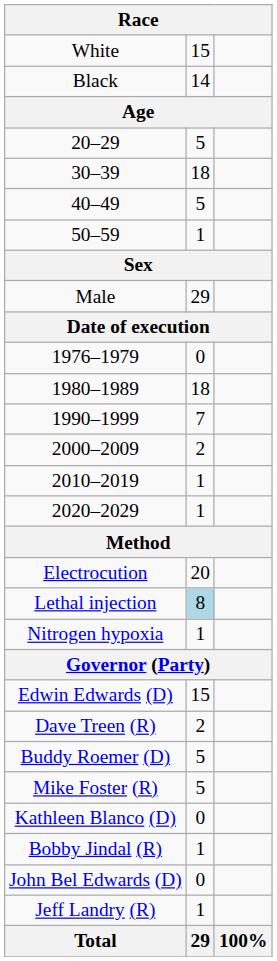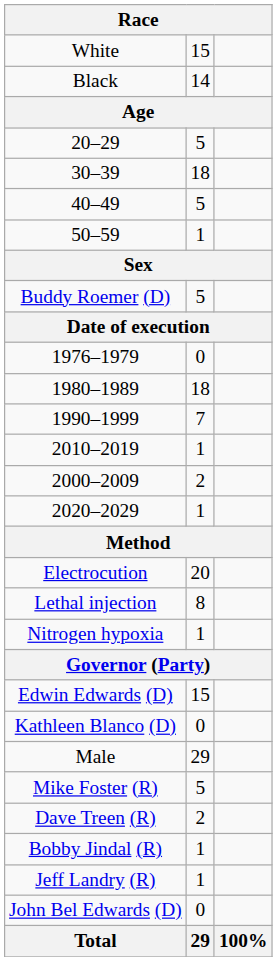rows swapped: (95, 296) <-> (95, 756)
rows swapped: (95, 449) <-> (95, 480)
(200, 603) lightblue background -> (200, 603) no background
rows swapped: (95, 726) <-> (95, 818)
rows swapped: (95, 879) <-> (95, 910)
